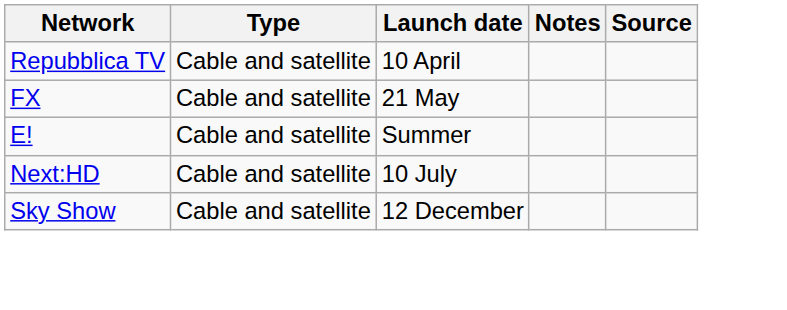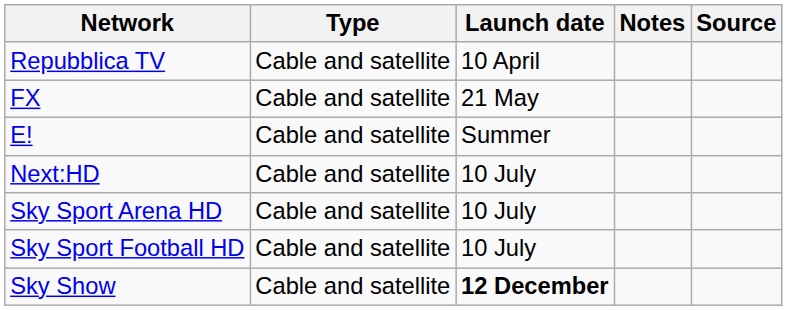+ row: (116, 211)
+ row: (127, 248)
(453, 211) normal -> (535, 286) bold
